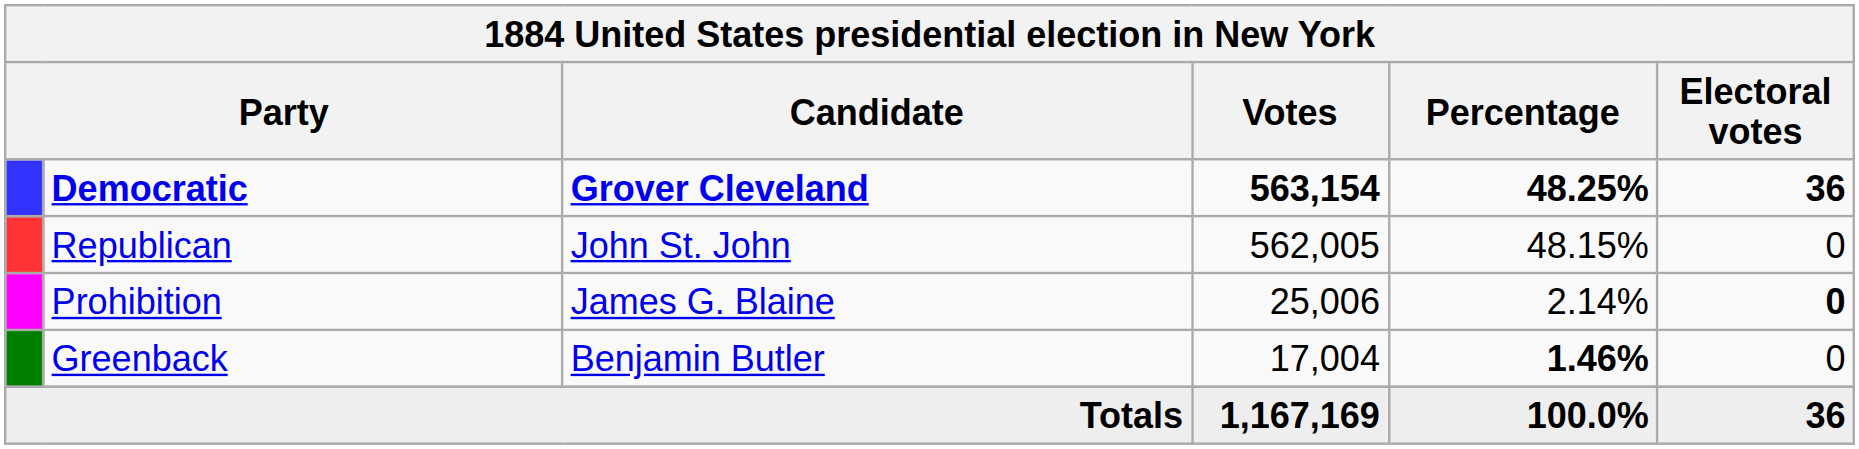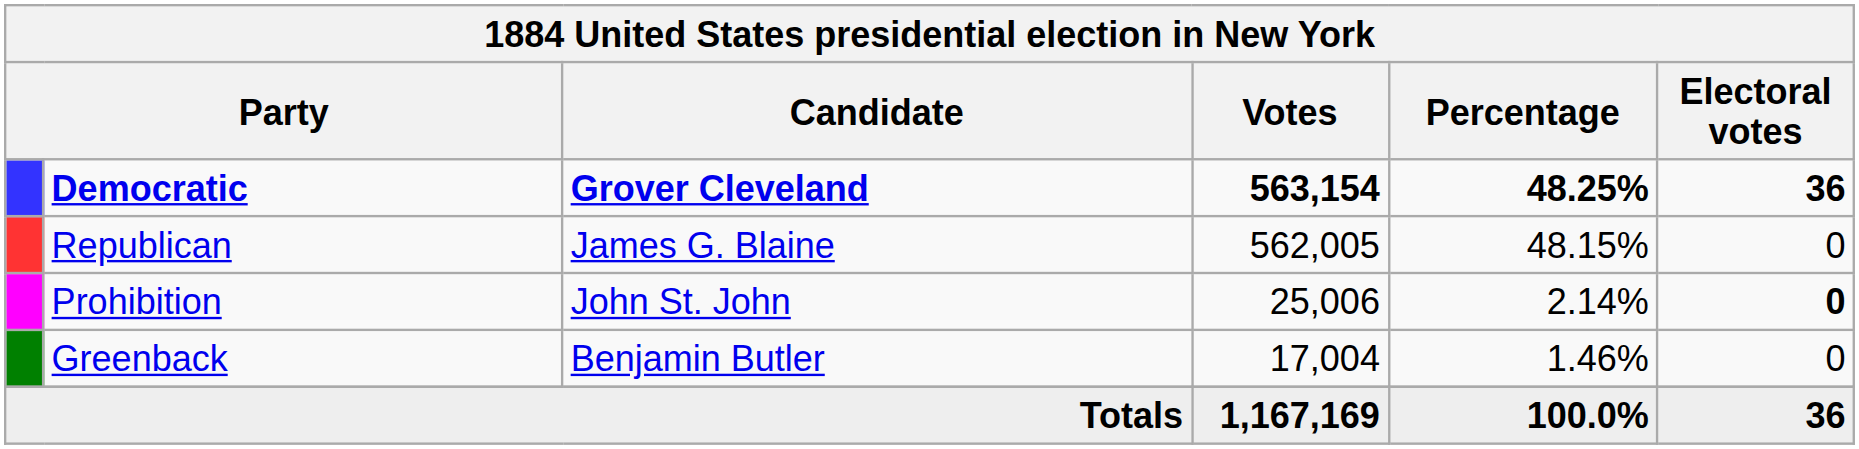(681, 245) John St. John -> (703, 245) James G. Blaine
(703, 302) James G. Blaine -> (681, 302) John St. John
(1598, 359) bold -> (1598, 359) normal
